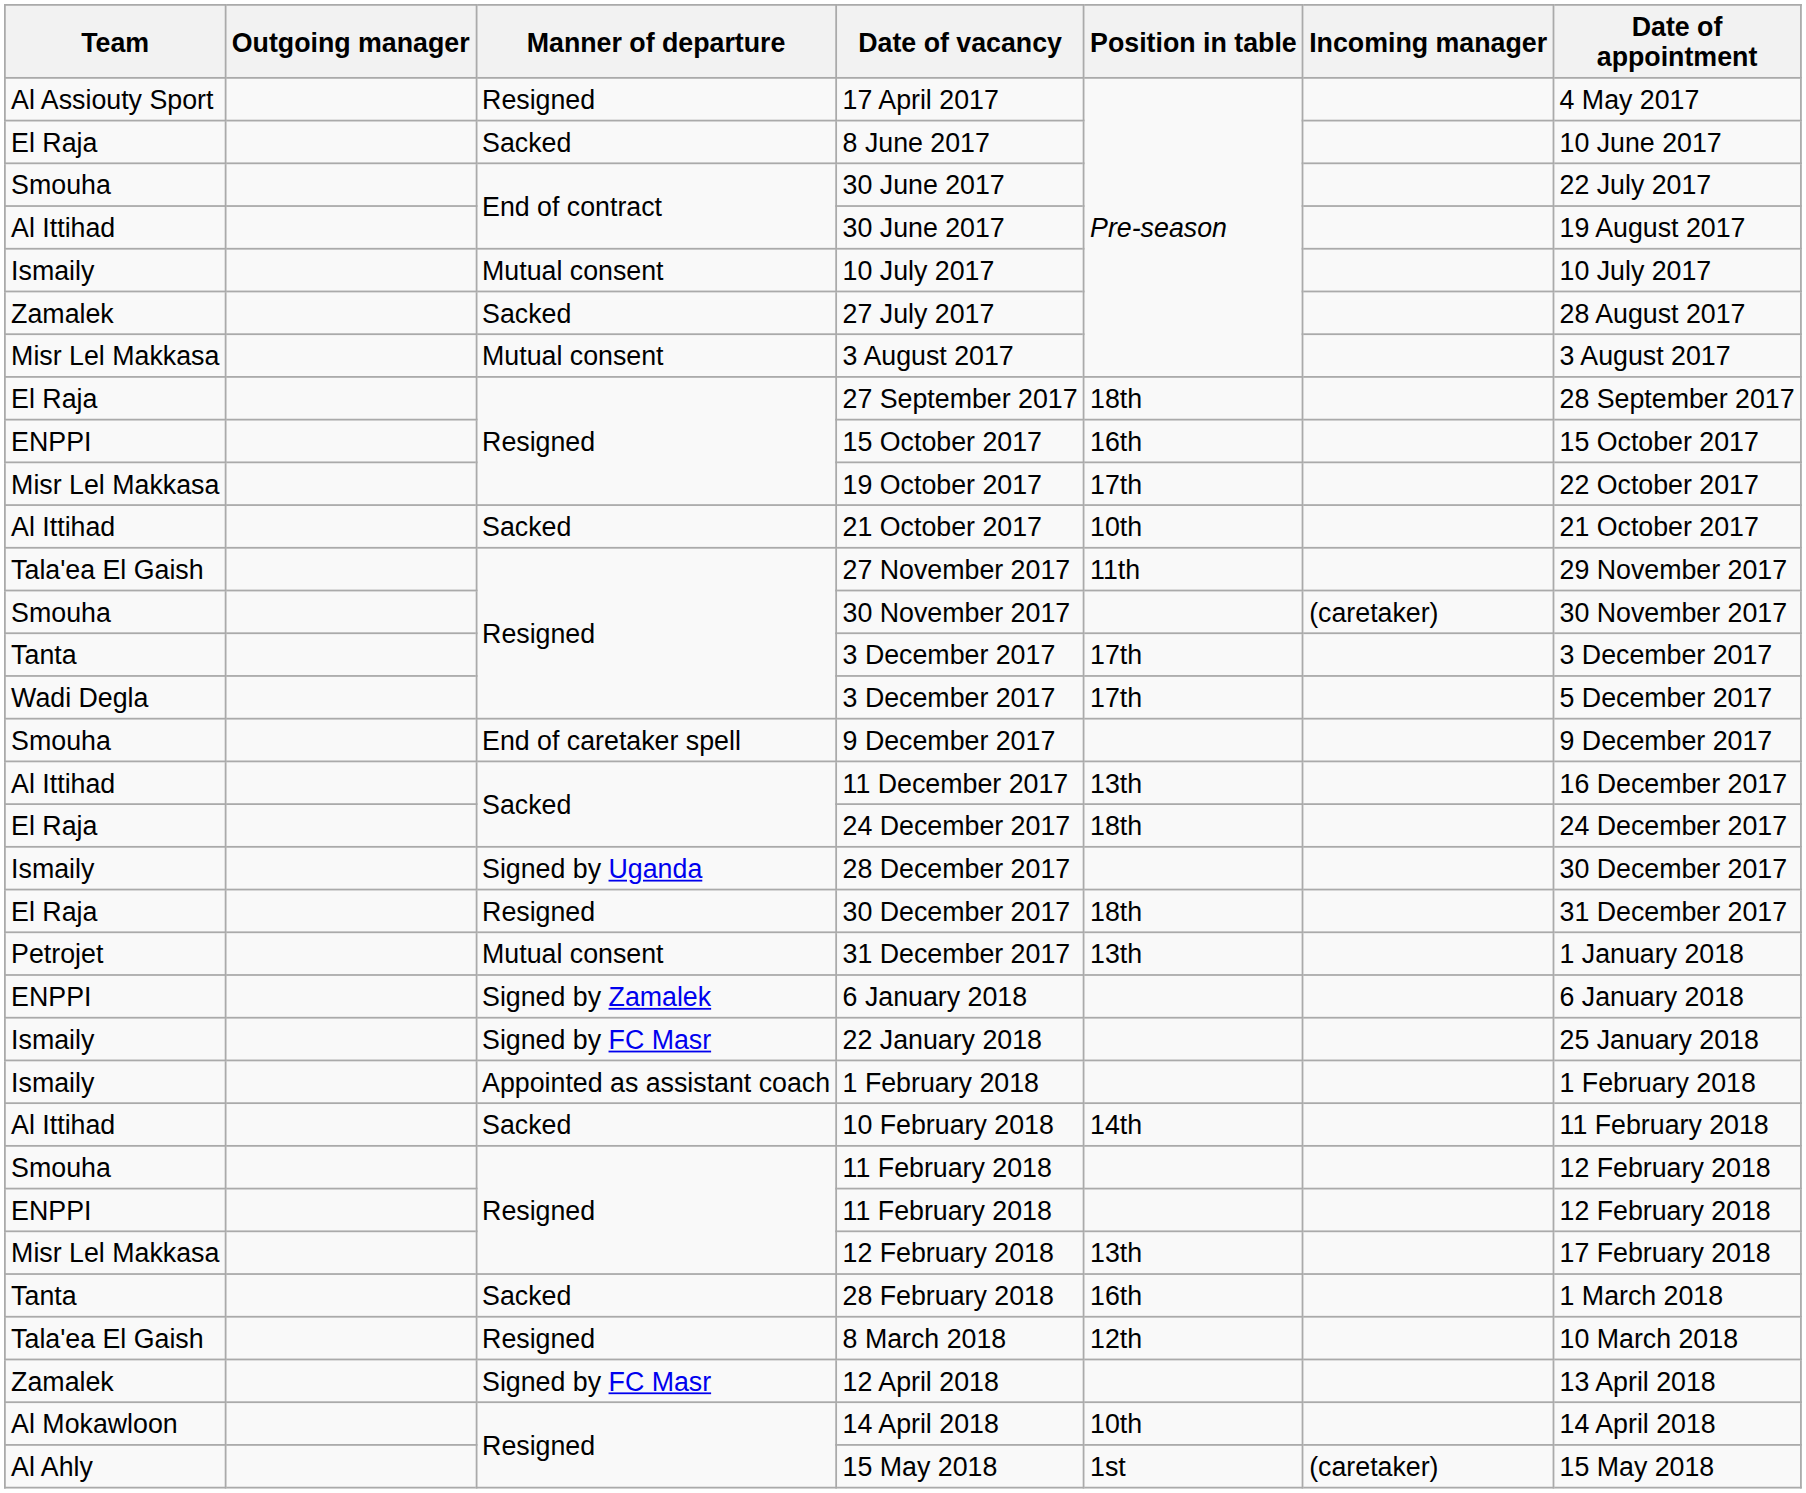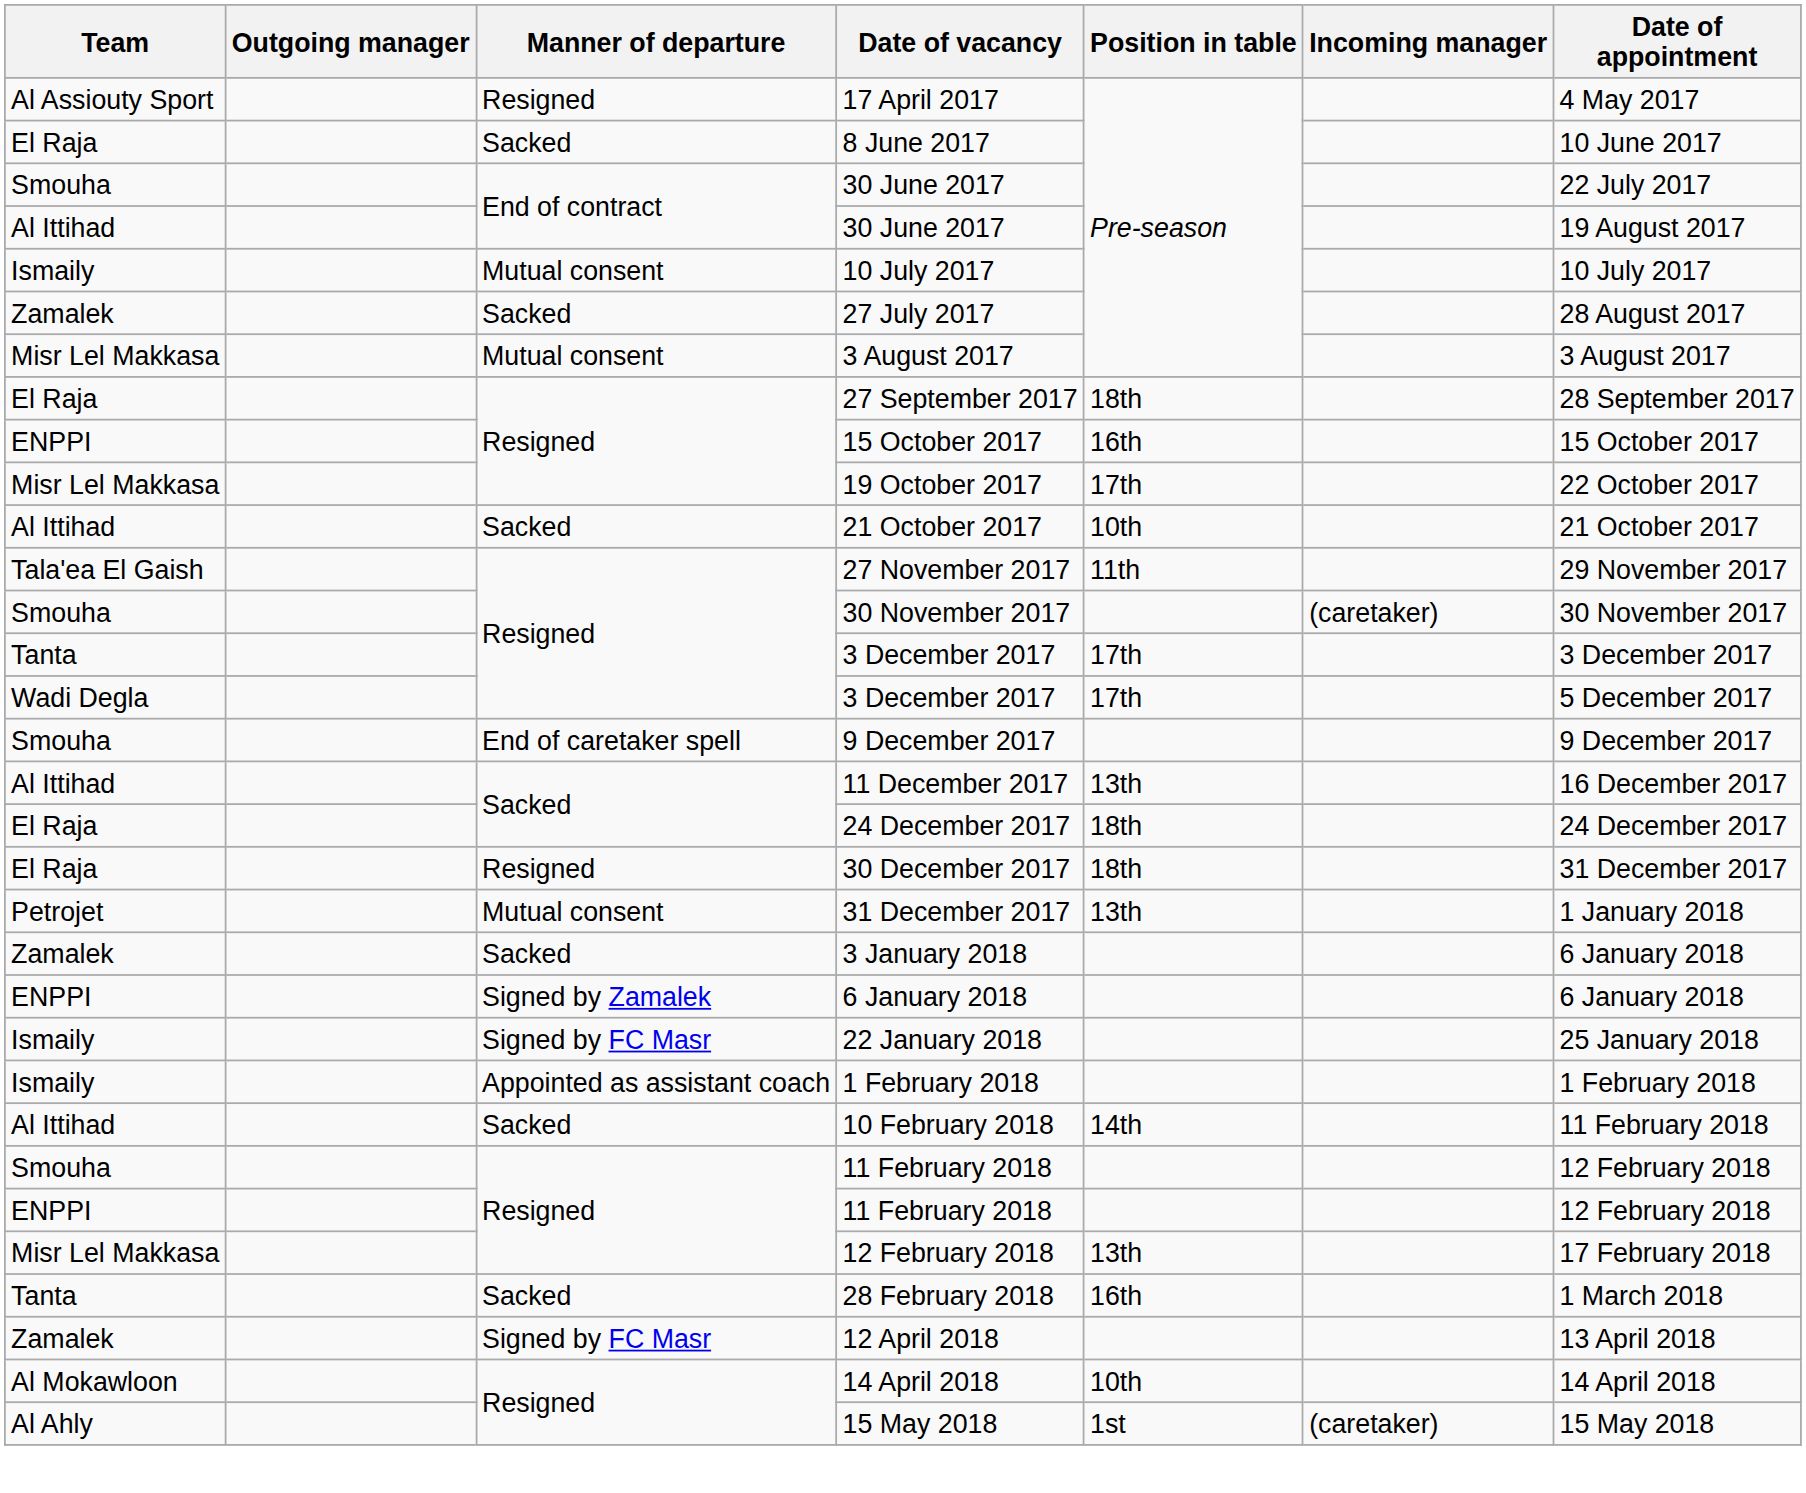- row: (53, 868)
+ row: (62, 954)
- row: (107, 1338)
